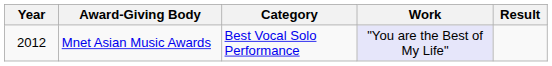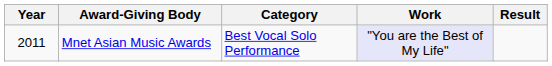(32, 43) 2012 -> (32, 43) 2011
